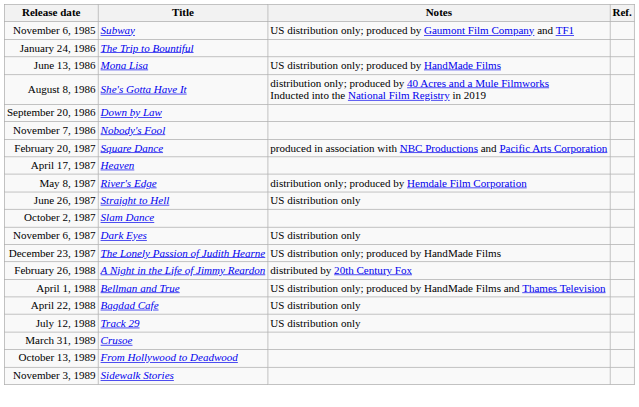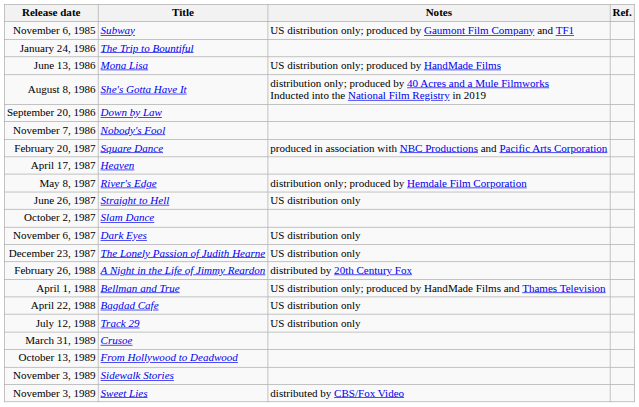(386, 253) US distribution only; produced by HandMade Films -> (315, 253) US distribution only
+ row: (124, 393)
